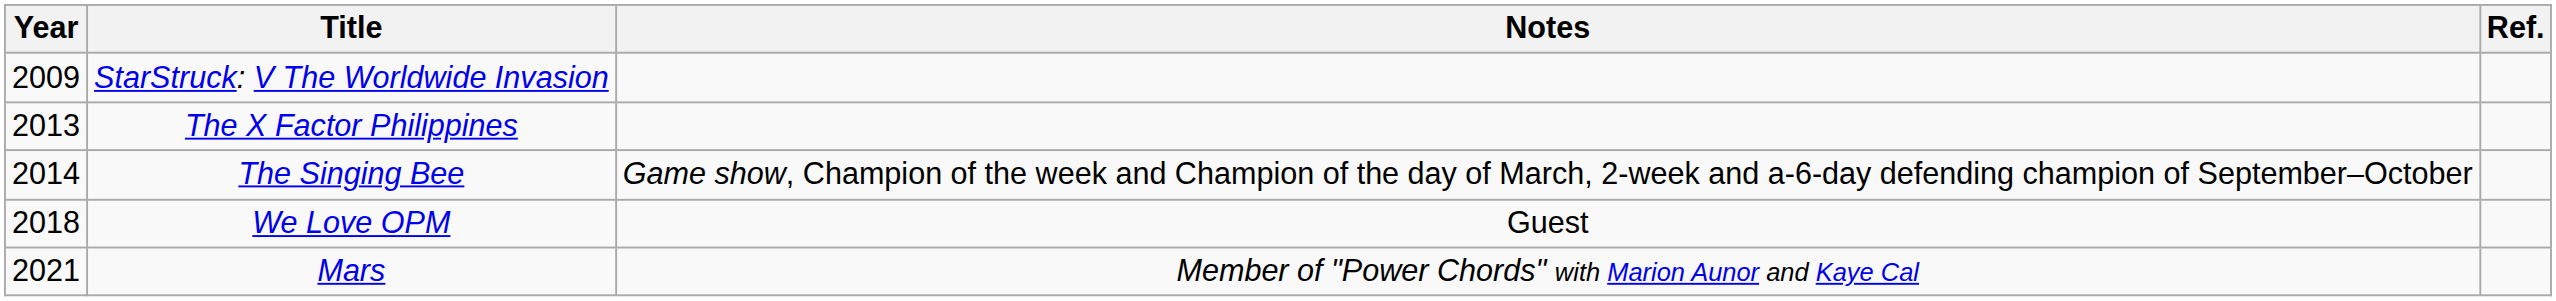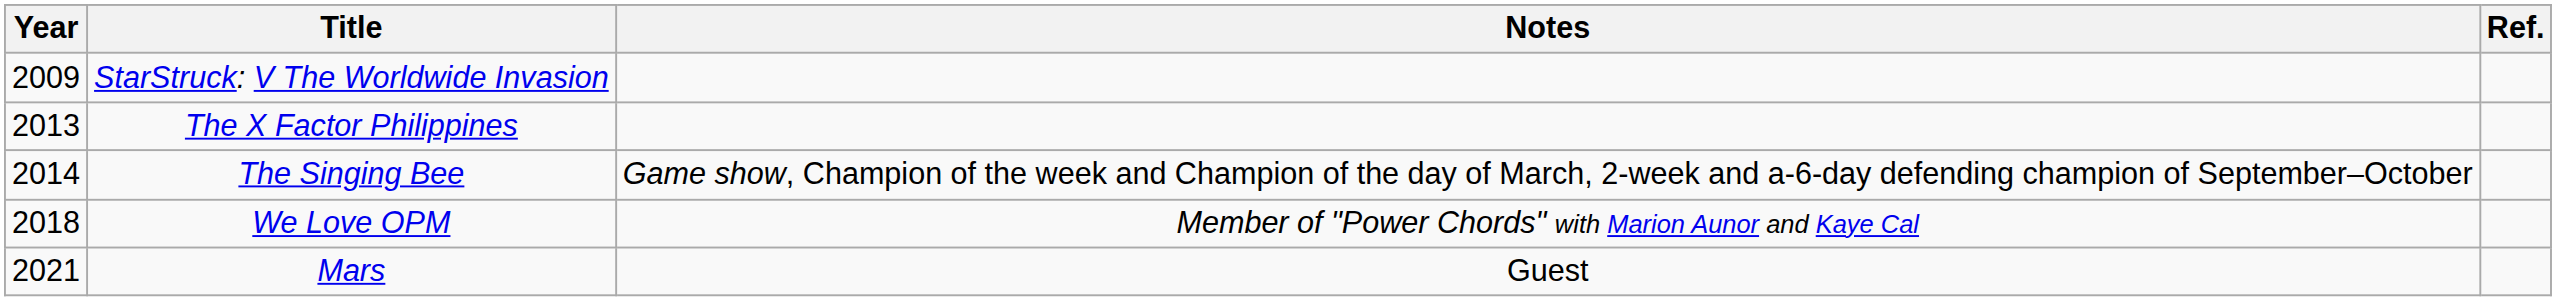(1548, 222) Guest -> (1548, 222) Member of "Power Chords" with Marion Aunor and Kaye Cal
(1548, 271) Member of "Power Chords" with Marion Aunor and Kaye Cal -> (1548, 271) Guest
